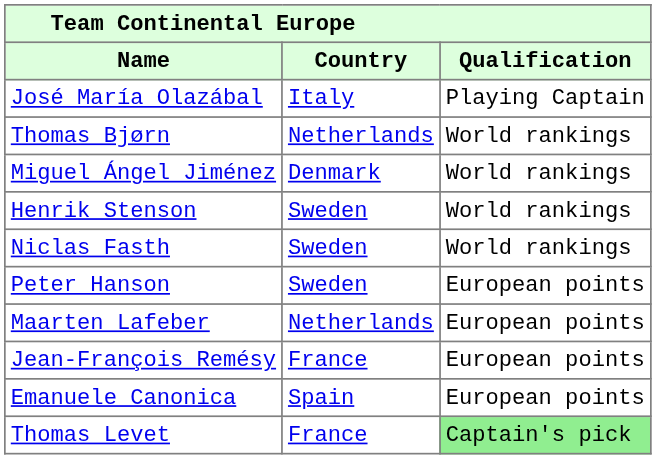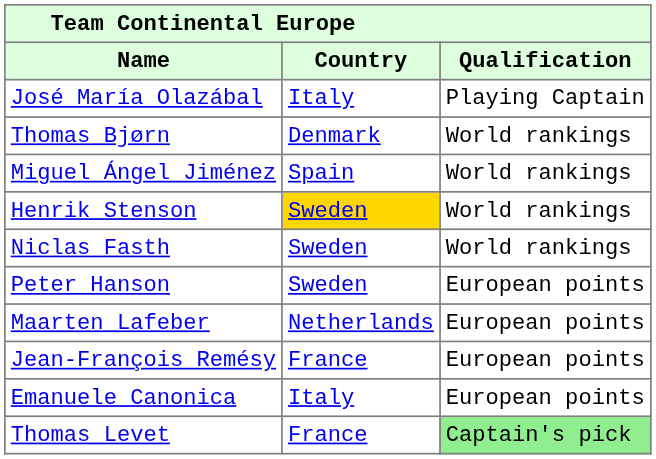(361, 136) Netherlands -> (334, 136) Denmark
(334, 173) Denmark -> (321, 173) Spain
(328, 211) no background -> (328, 211) gold background
(321, 398) Spain -> (321, 398) Italy
